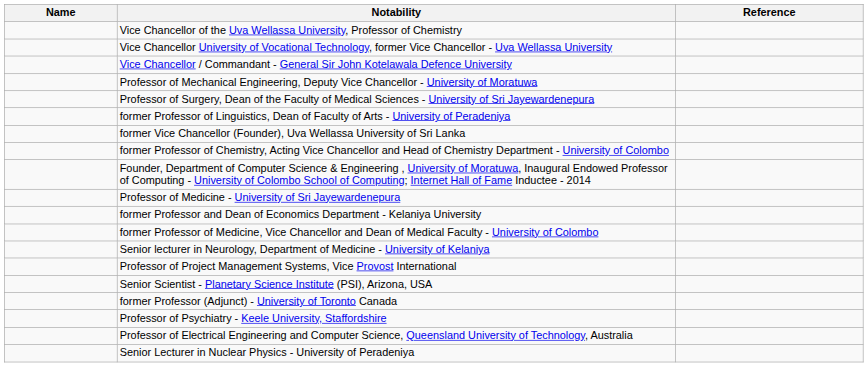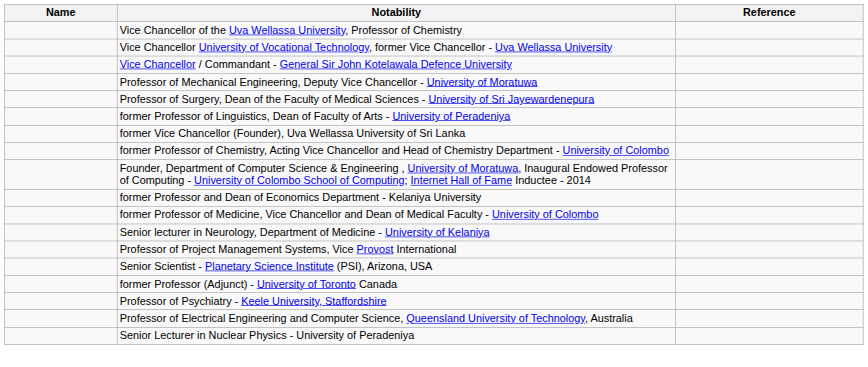- row: (260, 197)
